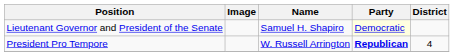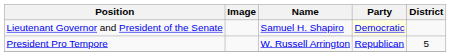(381, 43) bold -> (379, 43) normal
(430, 43) 4 -> (426, 43) 5
